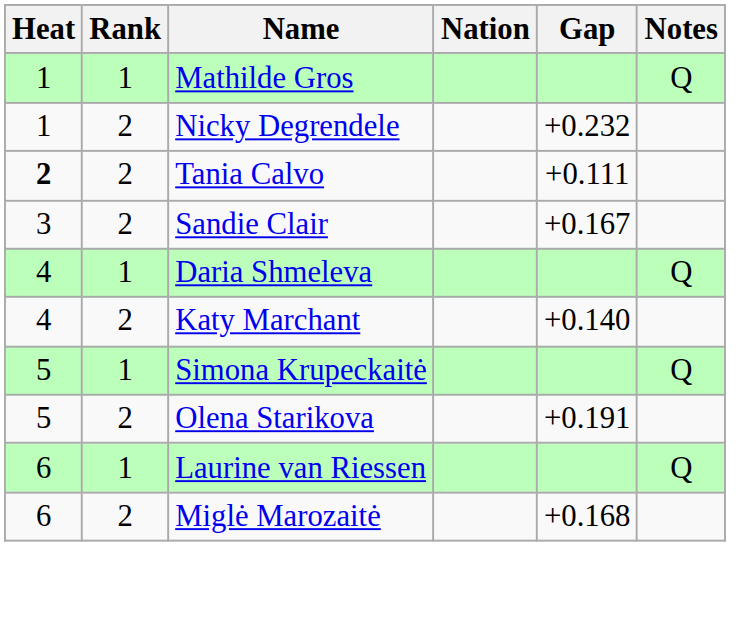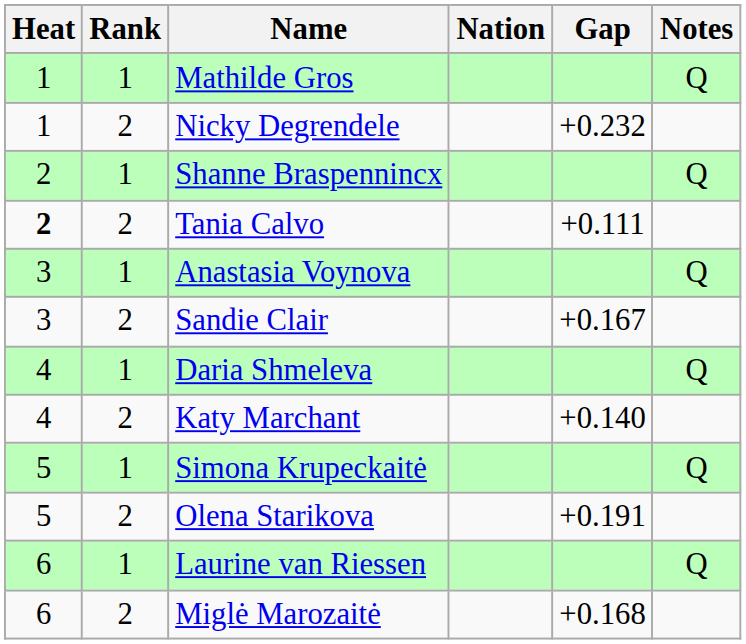+ row: (309, 175)
+ row: (293, 272)
